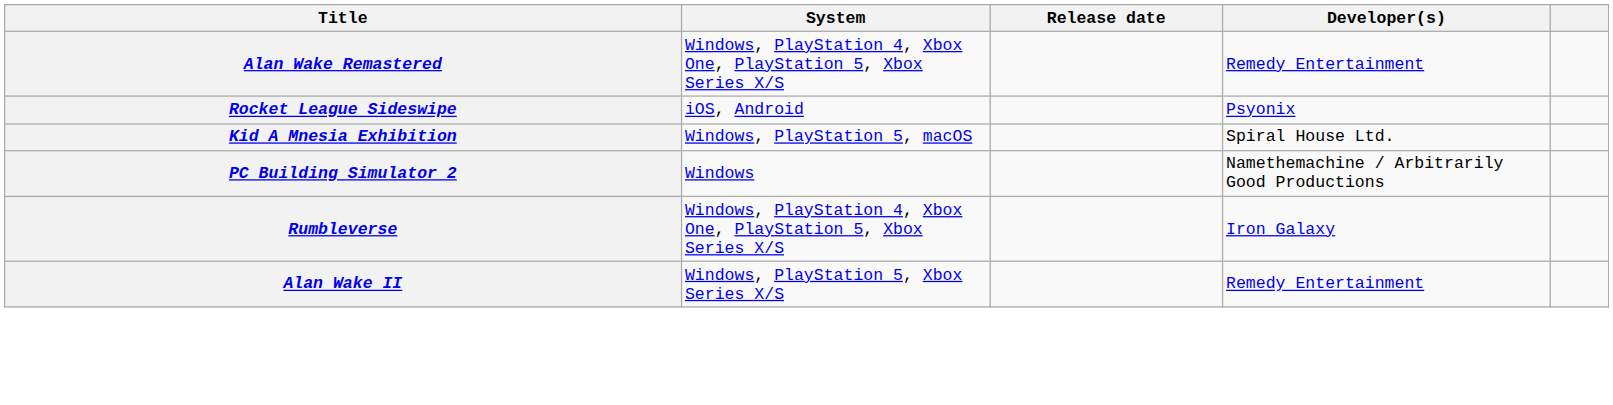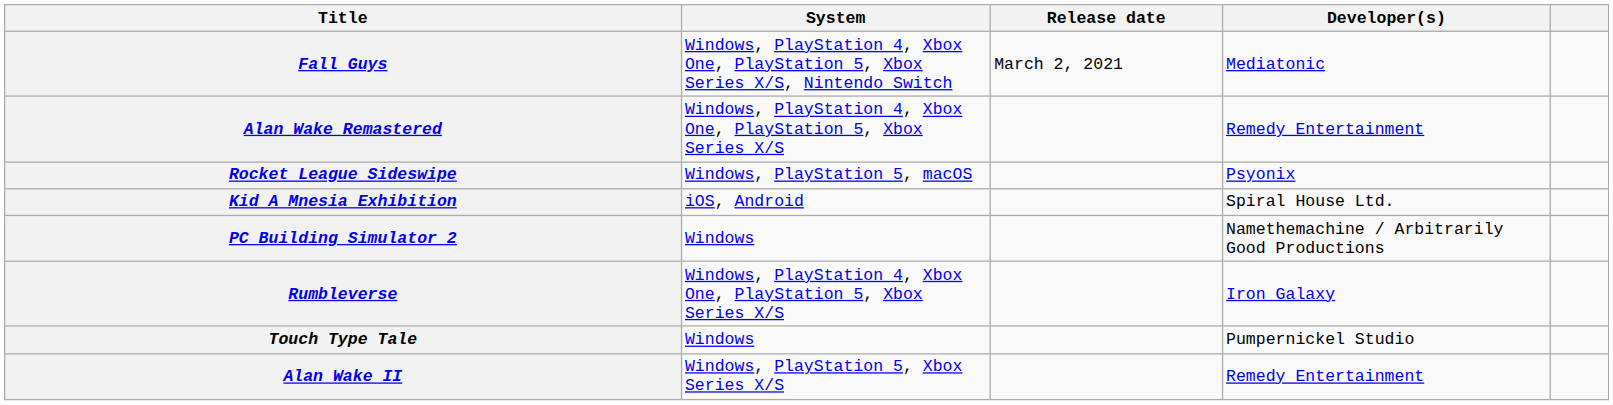+ row: (343, 64)
(744, 110) iOS, Android -> (829, 175) Windows, PlayStation 5, macOS
(829, 137) Windows, PlayStation 5, macOS -> (744, 202) iOS, Android
+ row: (343, 340)
